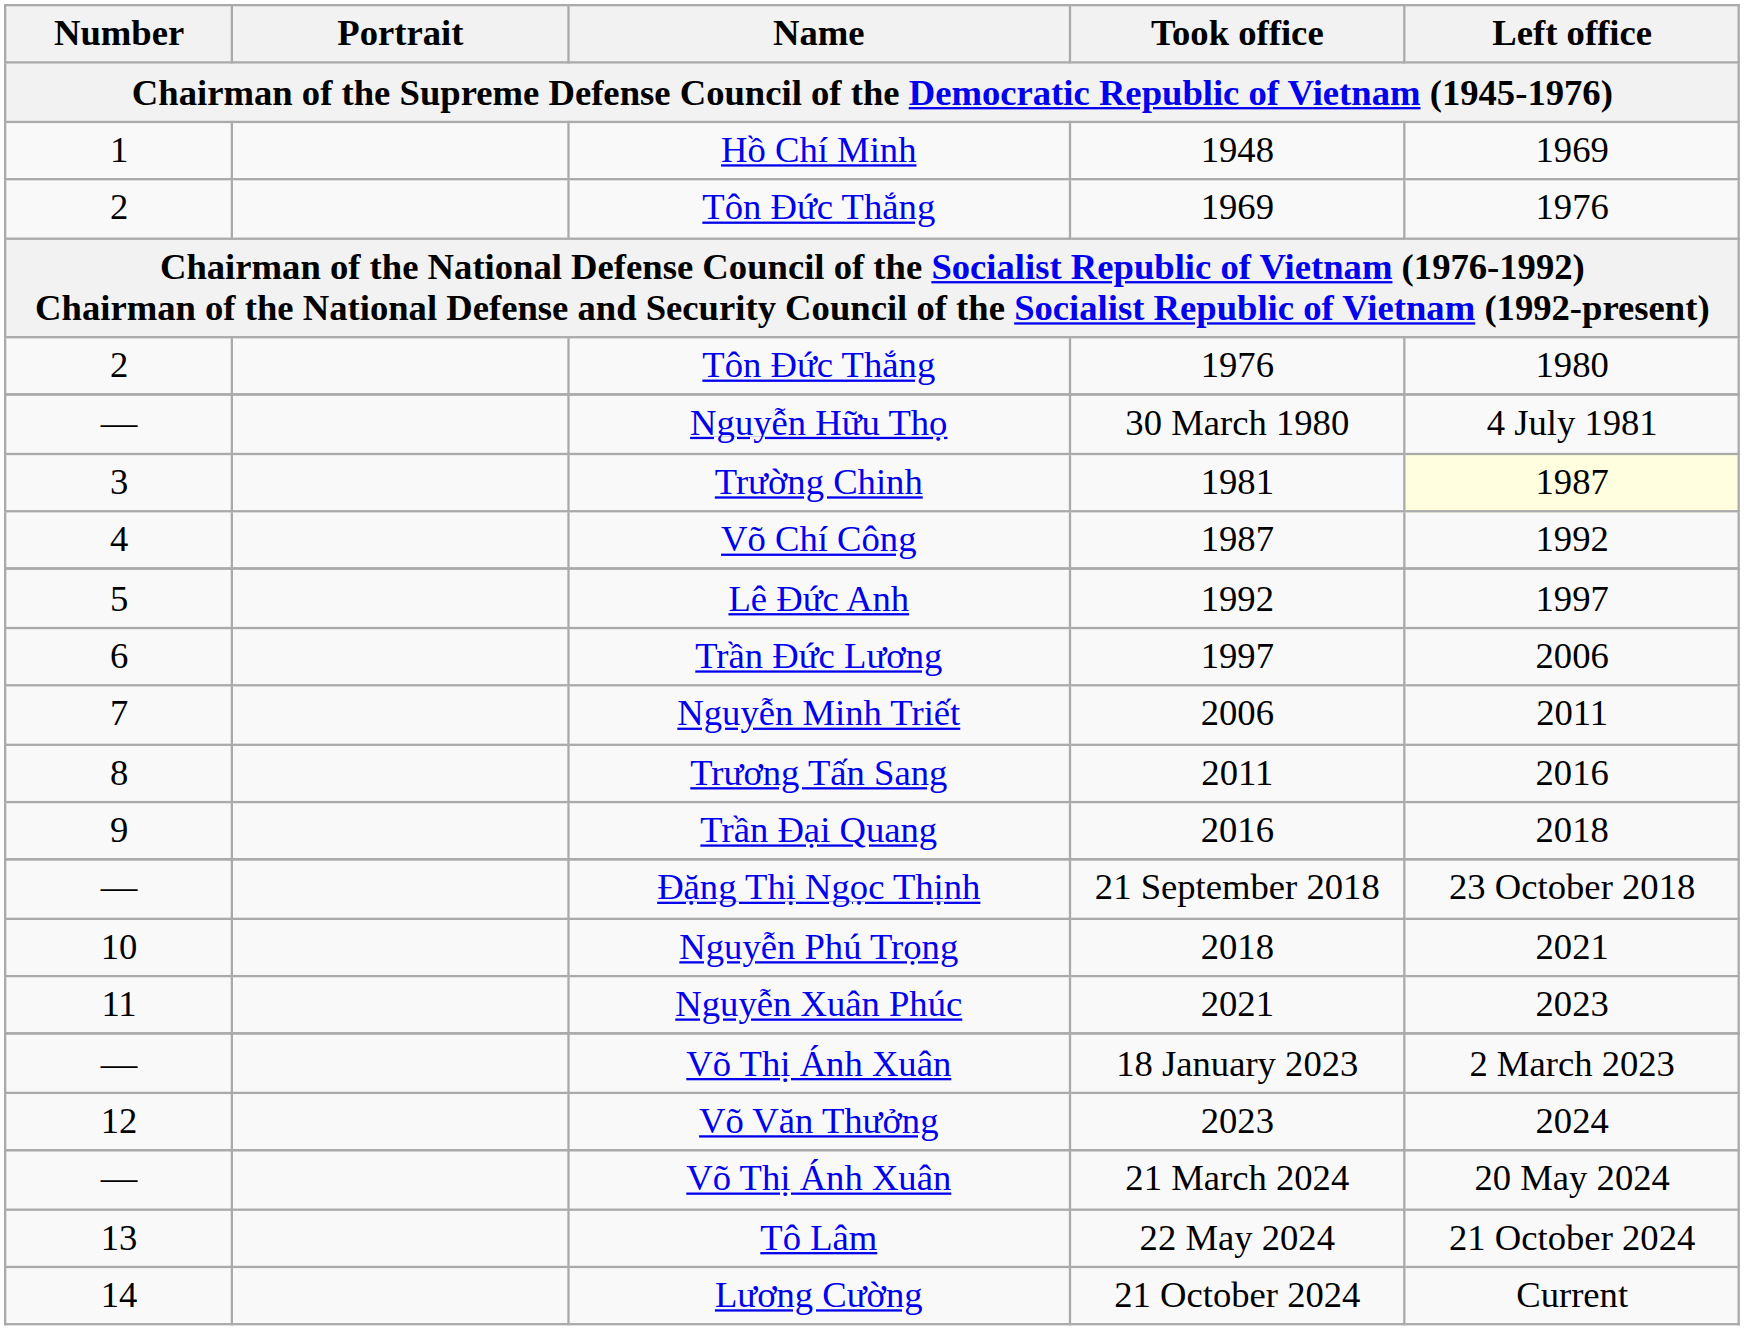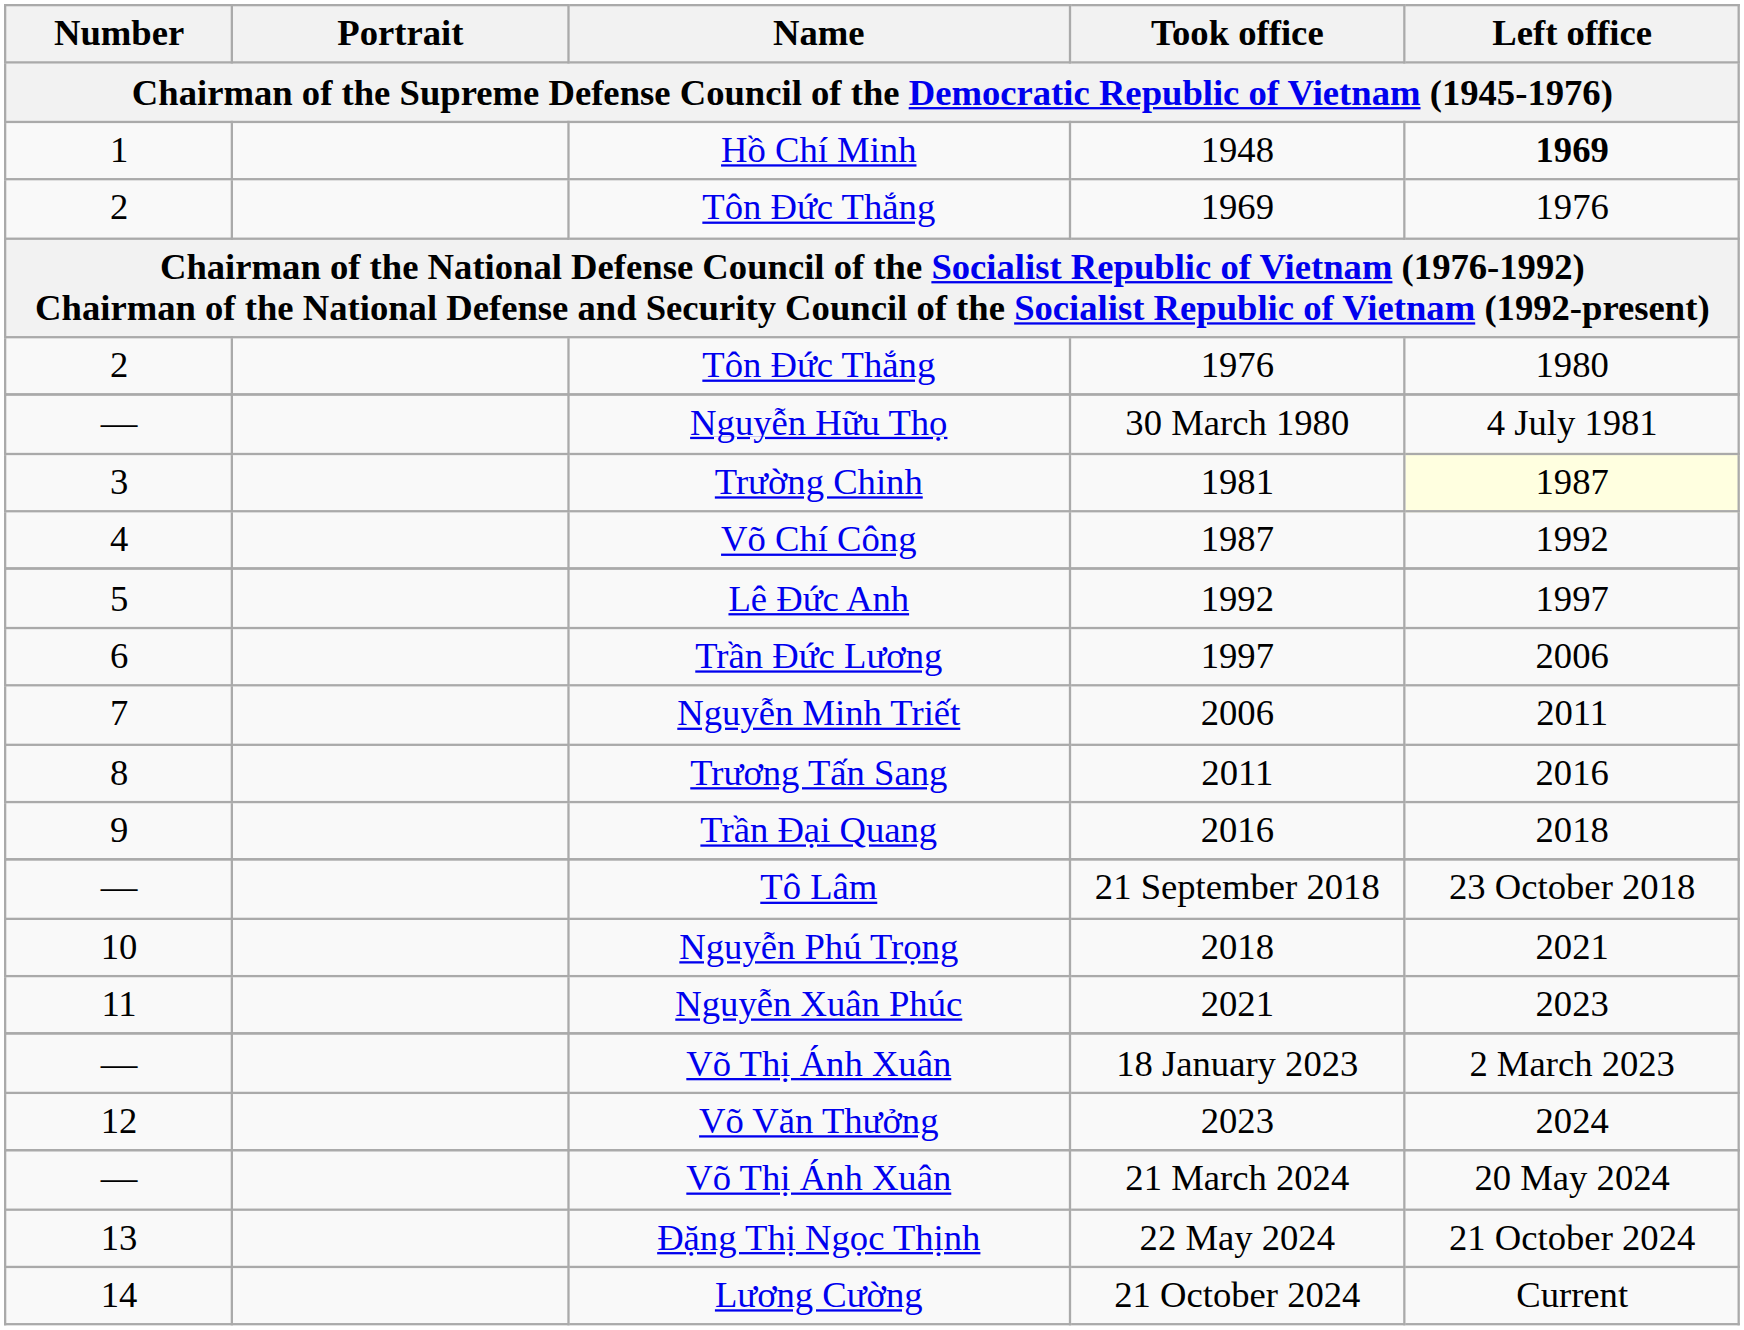(1572, 149) normal -> (1572, 149) bold
(819, 888) Đặng Thị Ngọc Thịnh -> (819, 888) Tô Lâm
(819, 1236) Tô Lâm -> (819, 1236) Đặng Thị Ngọc Thịnh
